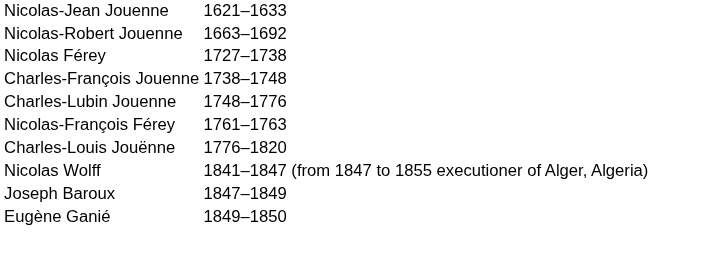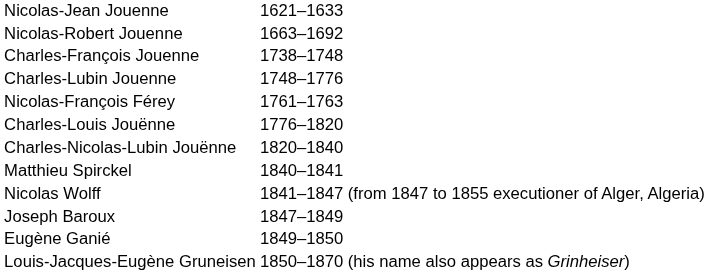- row: (55, 56)
+ row: (120, 147)
+ row: (68, 170)
+ row: (130, 262)
